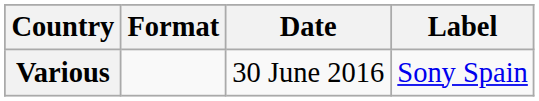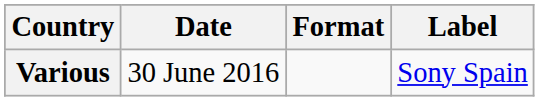columns swapped: (308, 27) <-> (173, 27)
